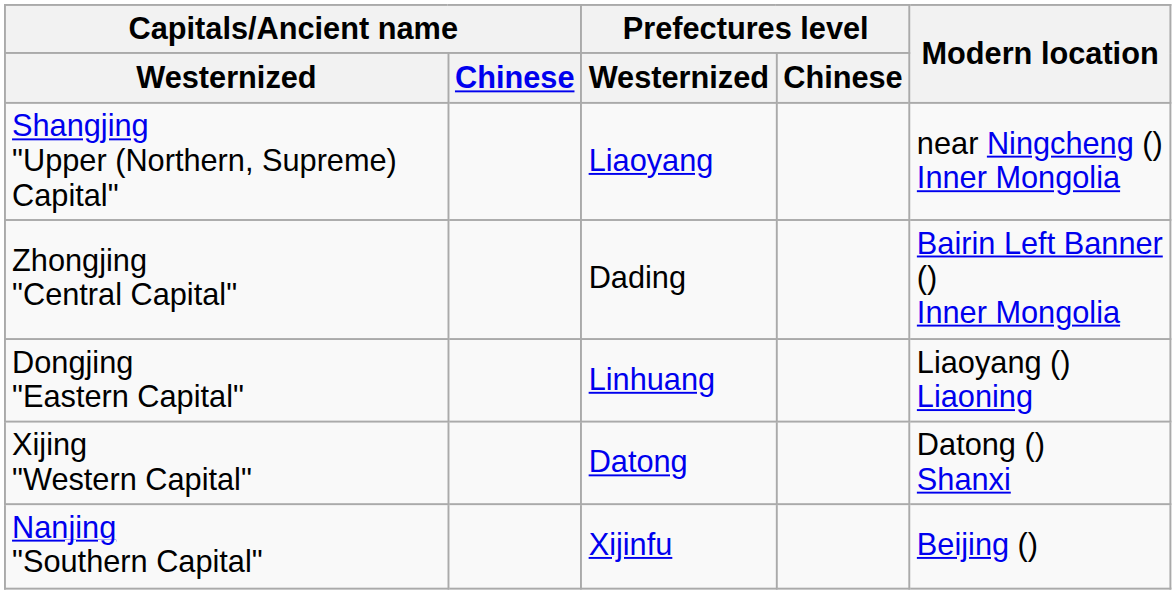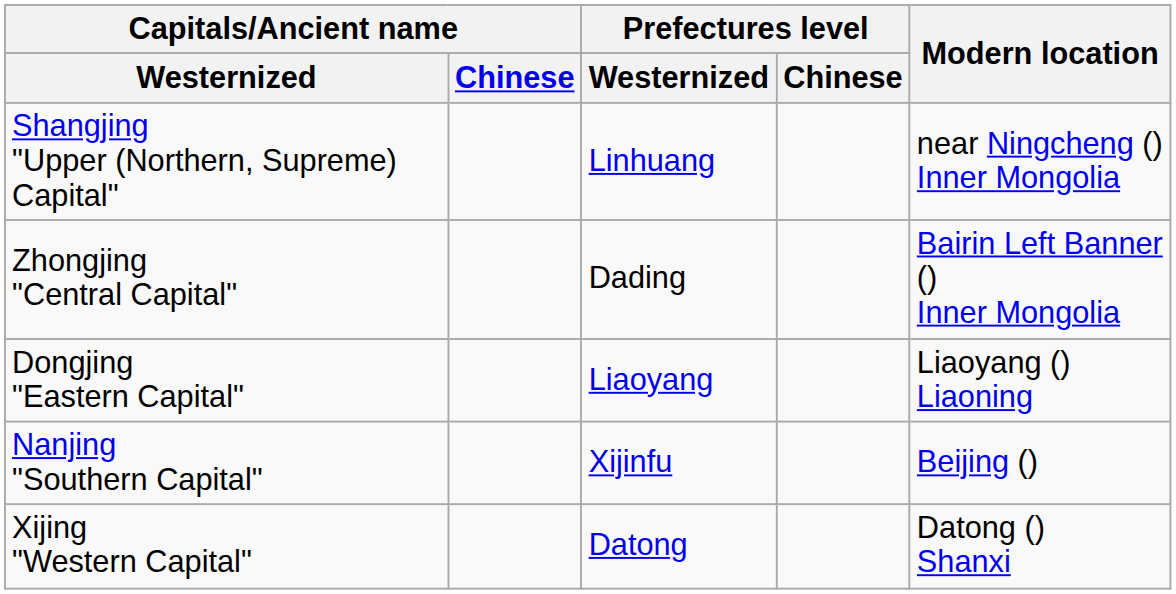(651, 160) Liaoyang -> (652, 160) Linhuang
(652, 379) Linhuang -> (651, 379) Liaoyang
rows swapped: (132, 462) <-> (137, 545)
